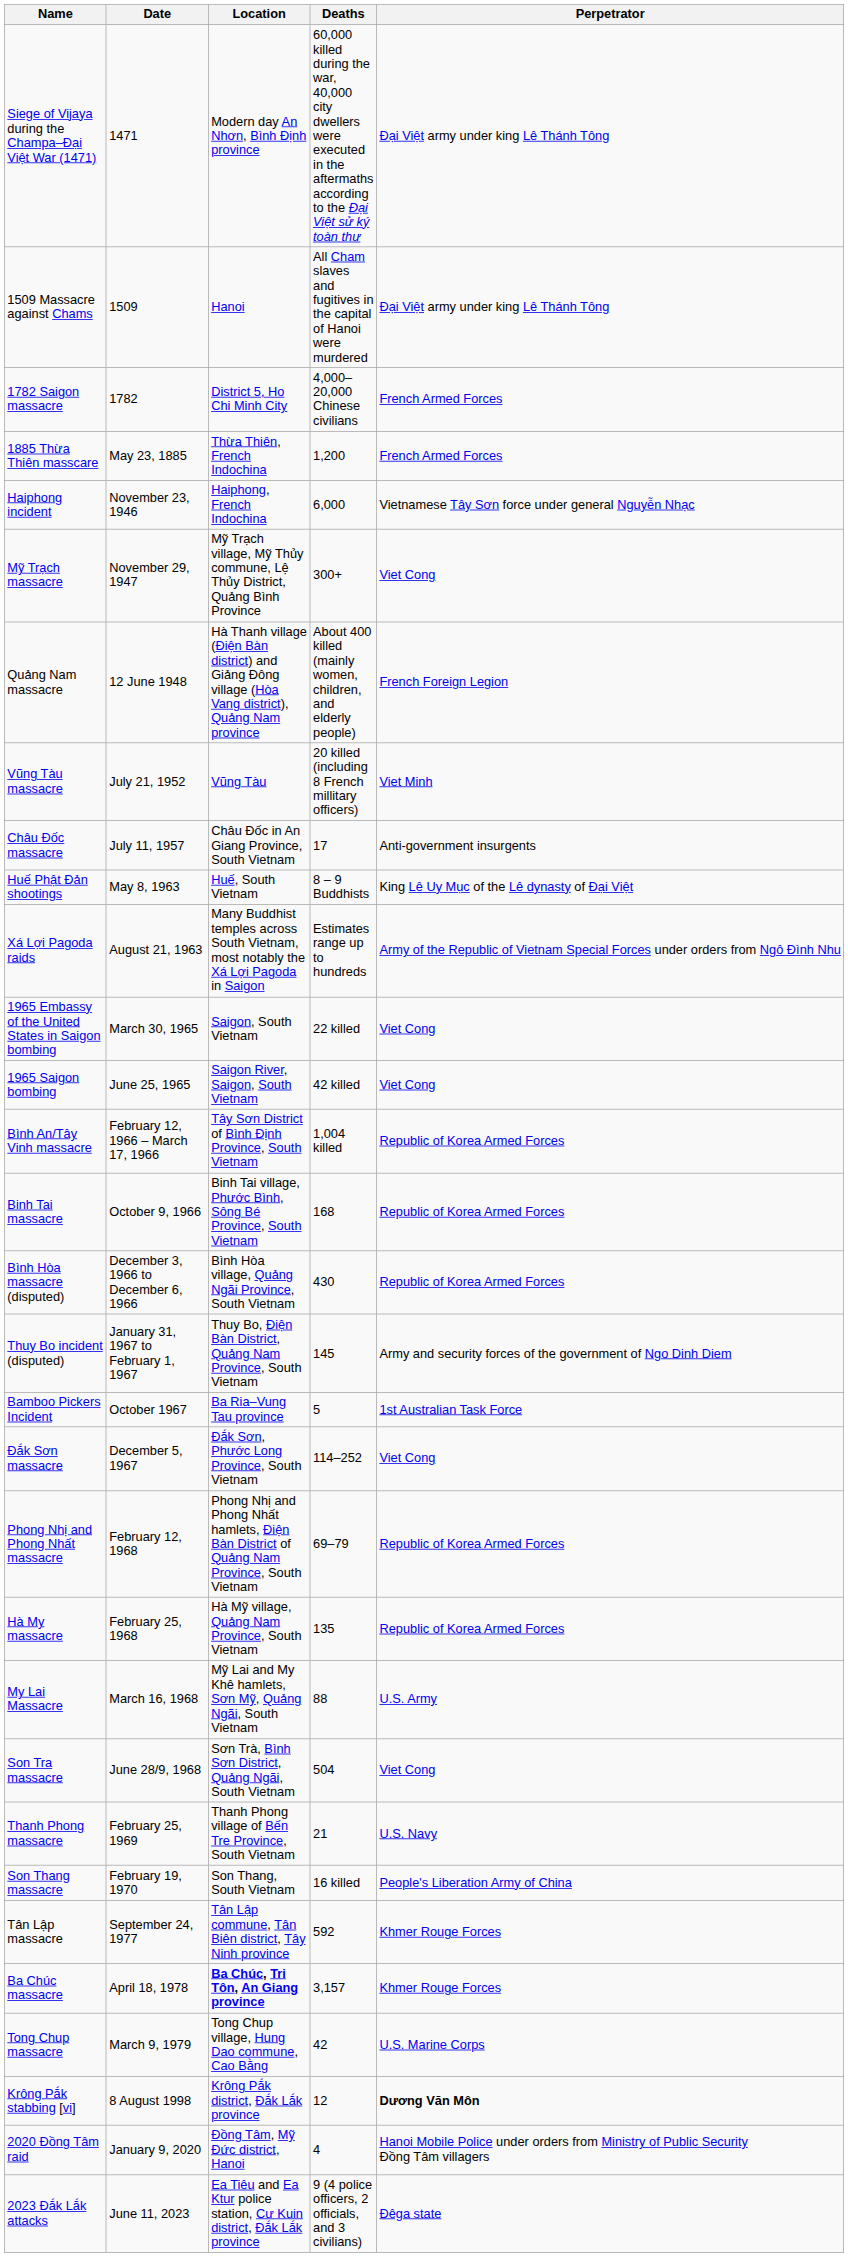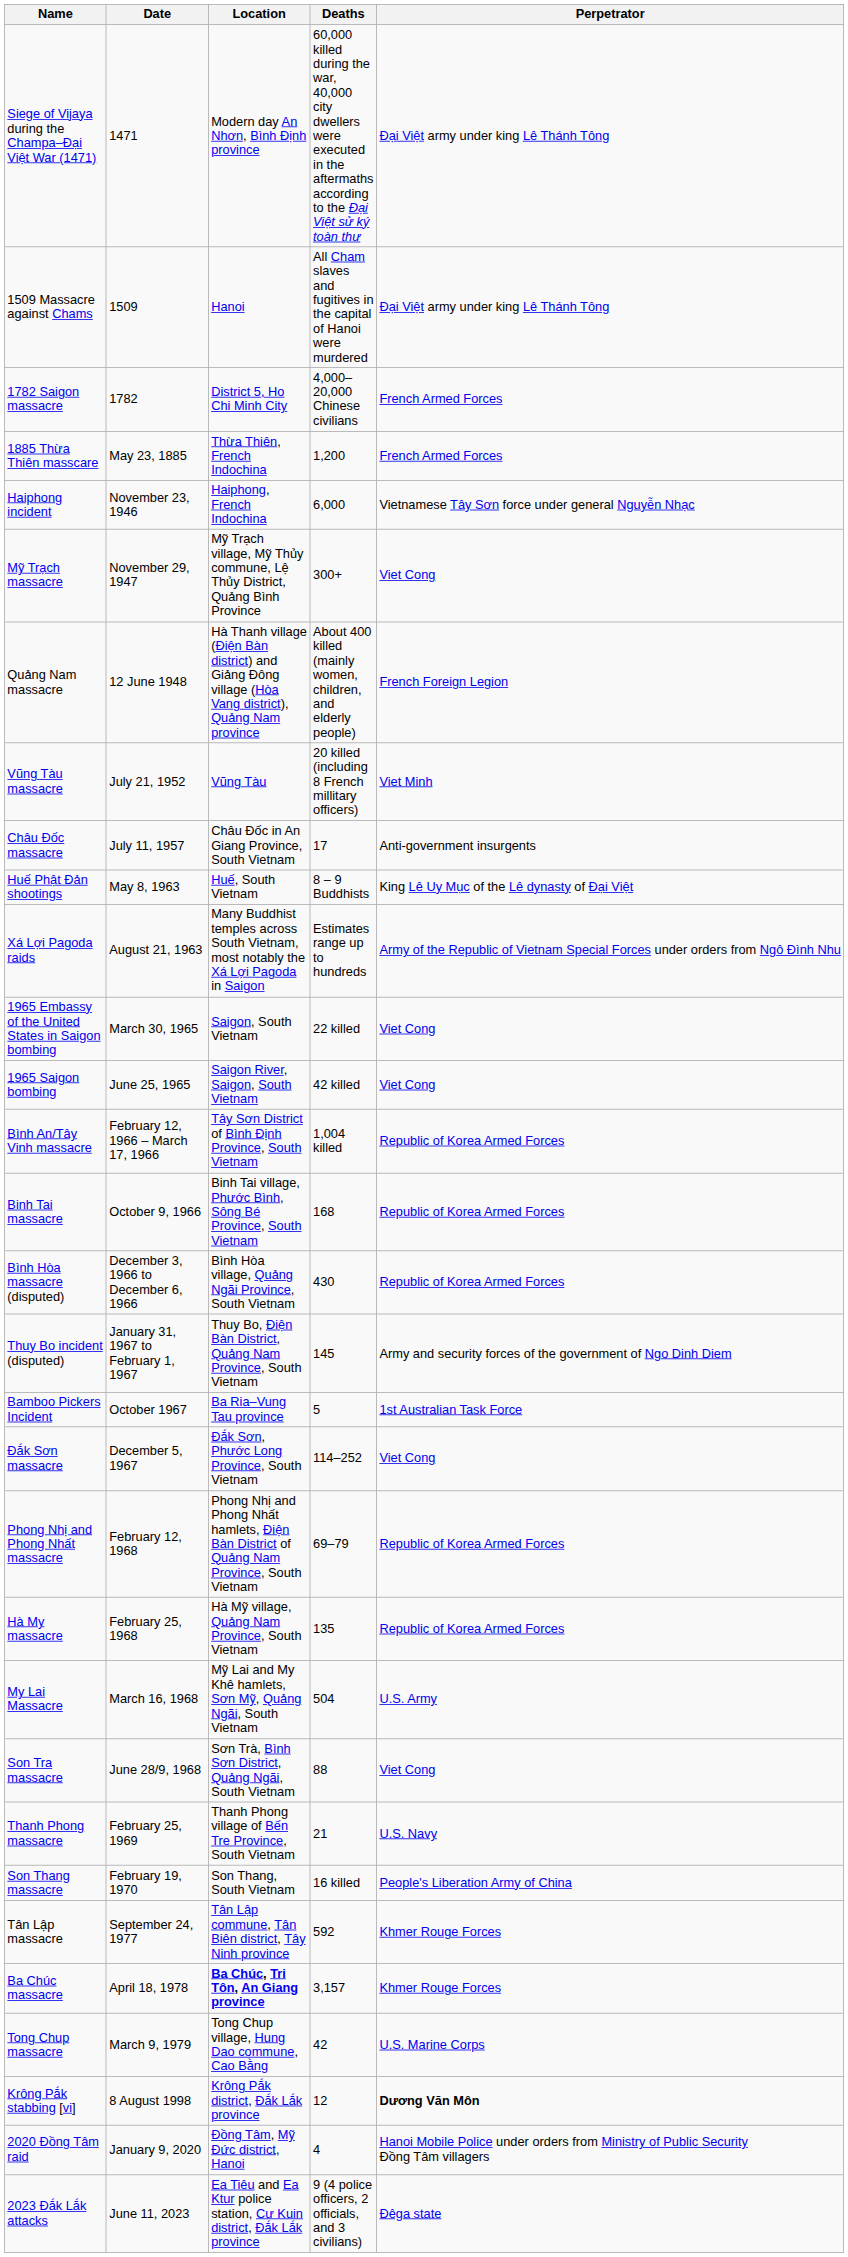(320, 1699) 88 -> (324, 1699) 504
(324, 1770) 504 -> (320, 1770) 88
